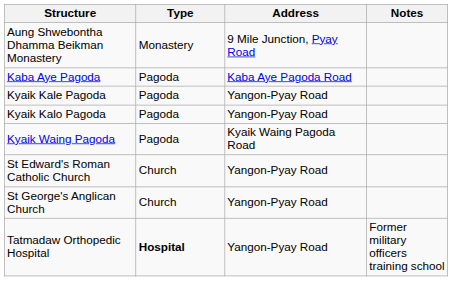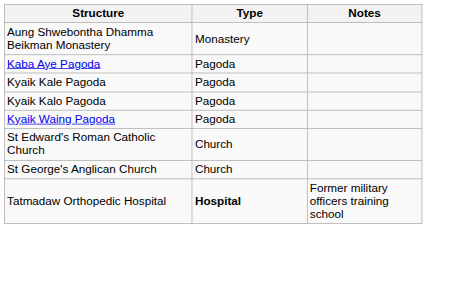- column: (296, 13)
